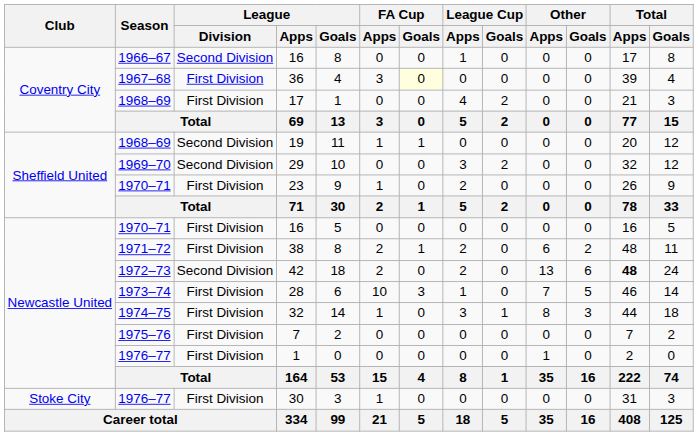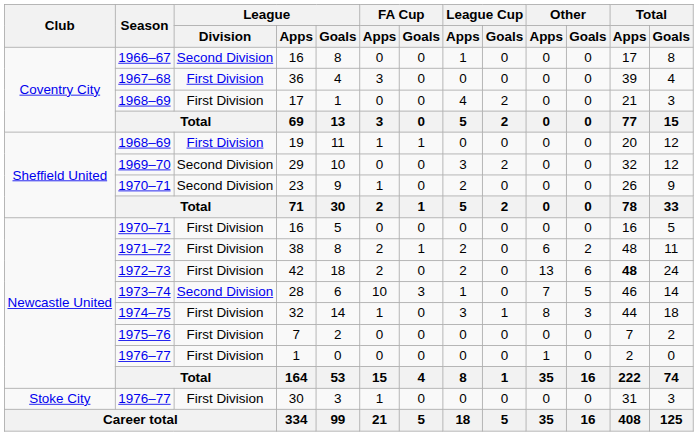(421, 79) lightyellow background -> (421, 79) no background
(225, 143) Second Division -> (225, 143) First Division
(225, 185) First Division -> (225, 185) Second Division
(225, 270) Second Division -> (225, 270) First Division
(225, 292) First Division -> (225, 292) Second Division
